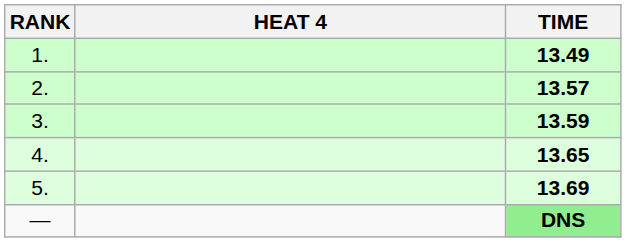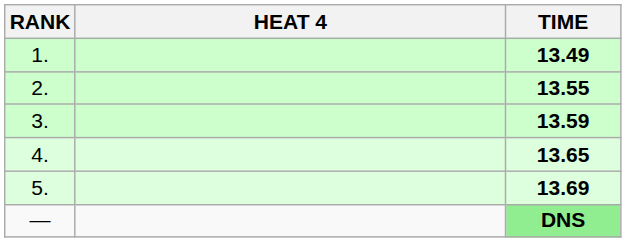(563, 88) 13.57 -> (563, 88) 13.55
